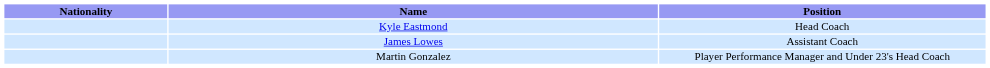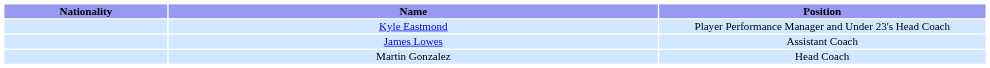(822, 26) Head Coach -> (822, 26) Player Performance Manager and Under 23's Head Coach
(822, 56) Player Performance Manager and Under 23's Head Coach -> (822, 56) Head Coach
